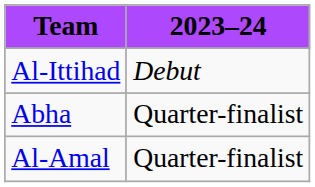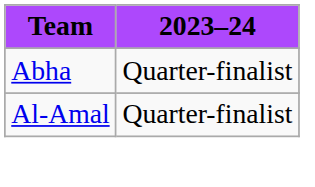- row: (66, 70)
